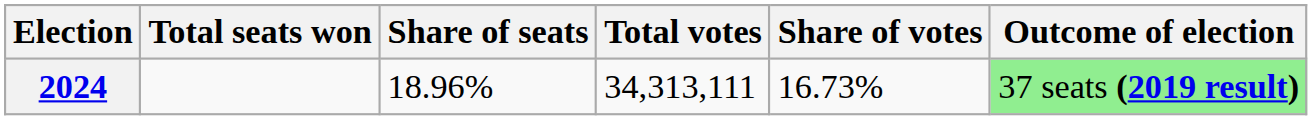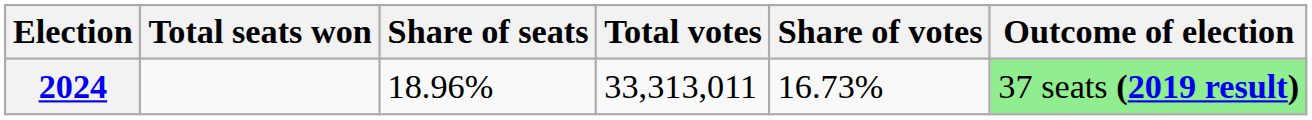(680, 85) 34,313,111 -> (681, 85) 33,313,011
